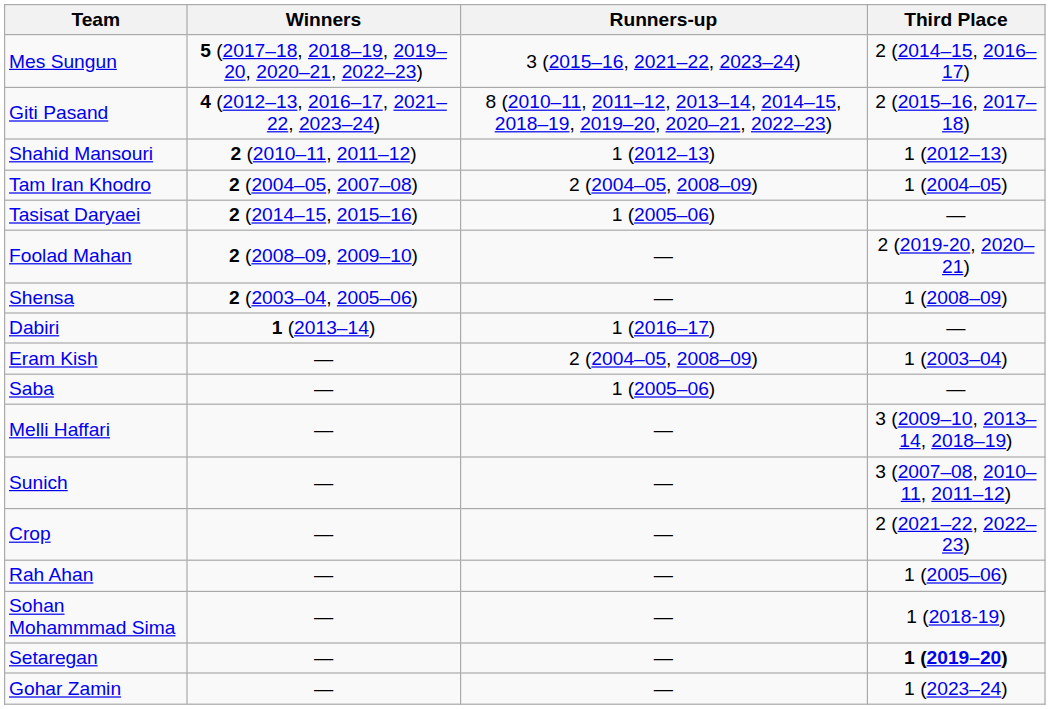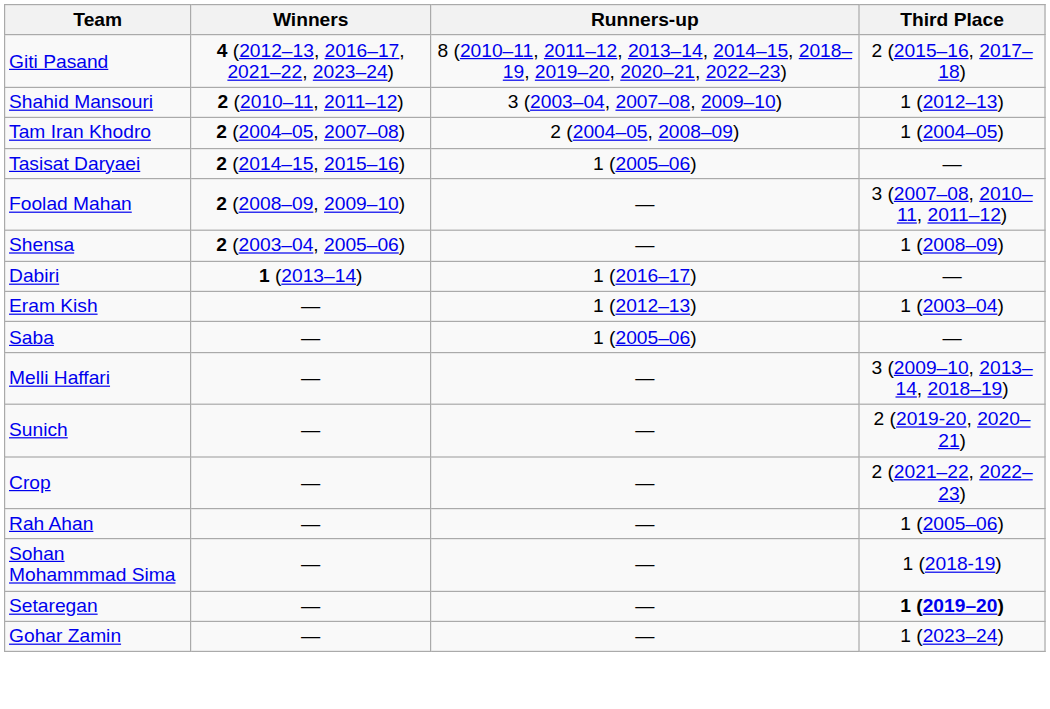- row: (63, 60)
(663, 154) 1 (2012–13) -> (645, 102) 3 (2003–04, 2007–08, 2009–10)
(956, 256) 2 (2019-20, 2020–21) -> (952, 204) 3 (2007–08, 2010–11, 2011–12)
(663, 358) 2 (2004–05, 2008–09) -> (645, 306) 1 (2012–13)
(956, 482) 3 (2007–08, 2010–11, 2011–12) -> (952, 430) 2 (2019-20, 2020–21)
